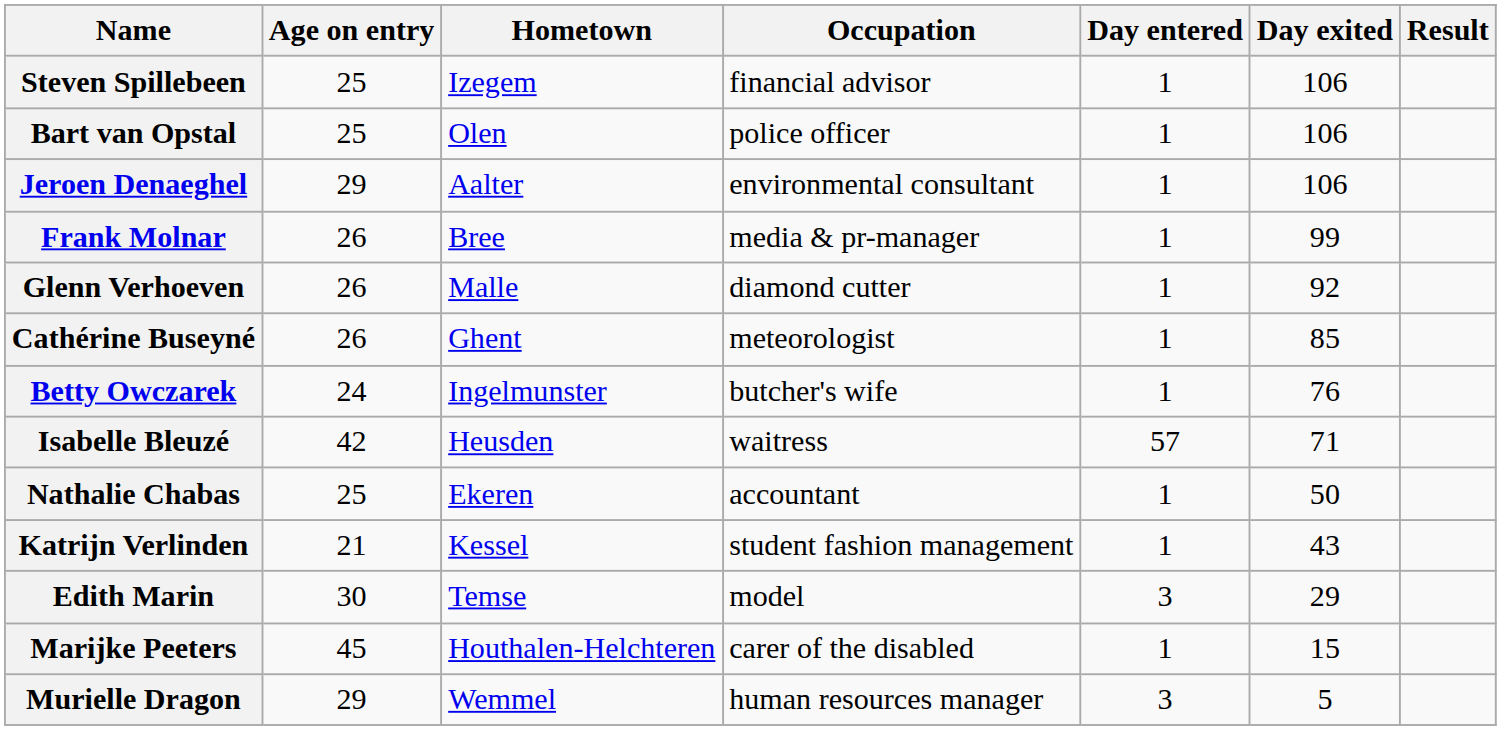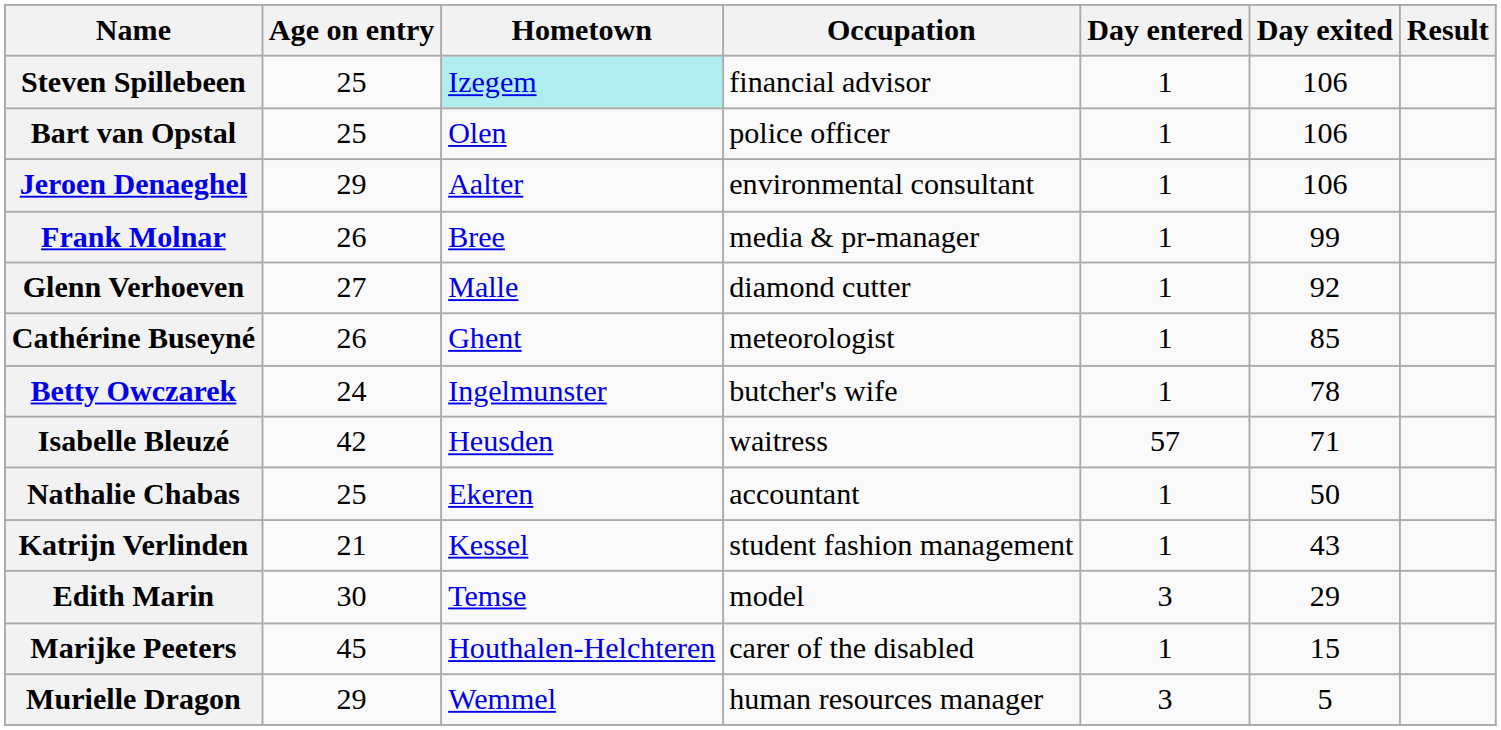(492, 81) no background -> (492, 81) paleturquoise background
(352, 287) 26 -> (352, 287) 27
(1325, 390) 76 -> (1325, 390) 78
